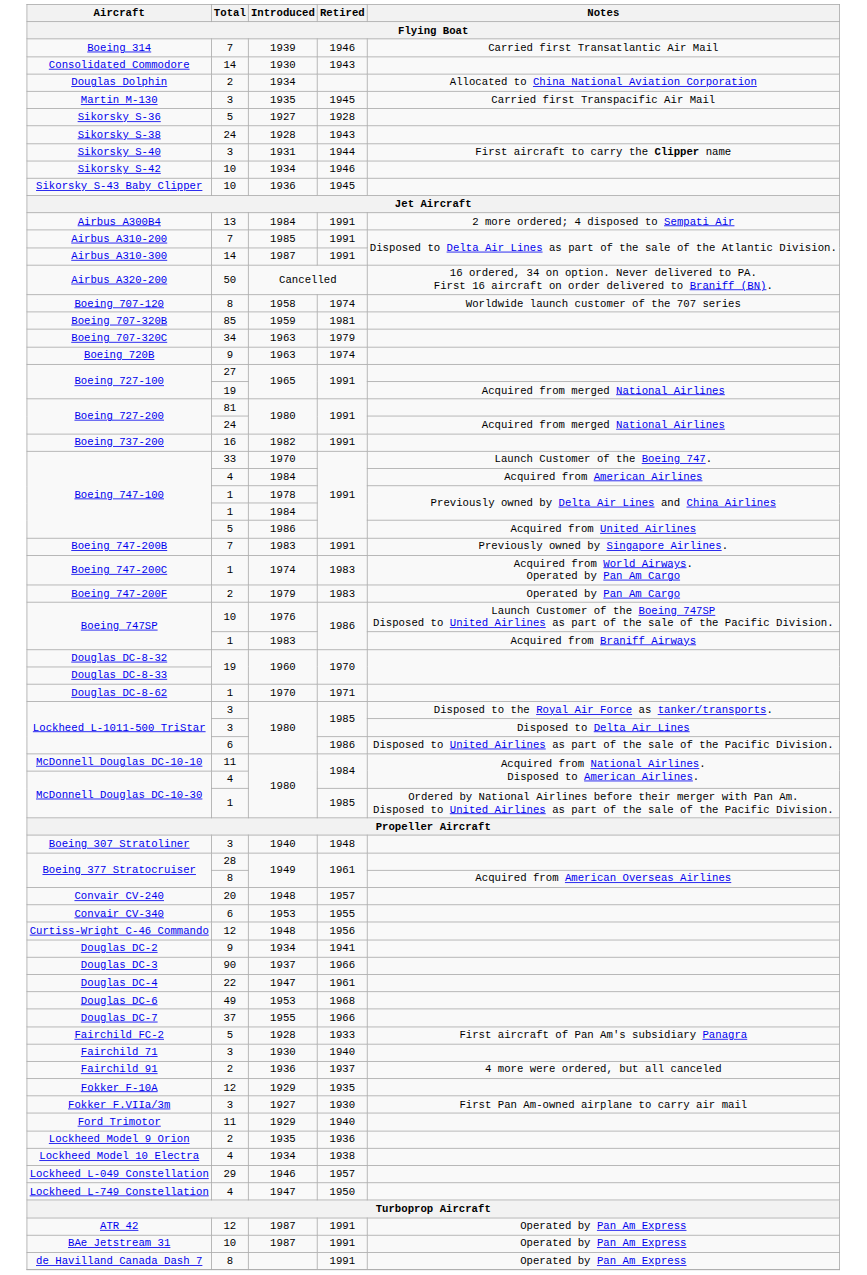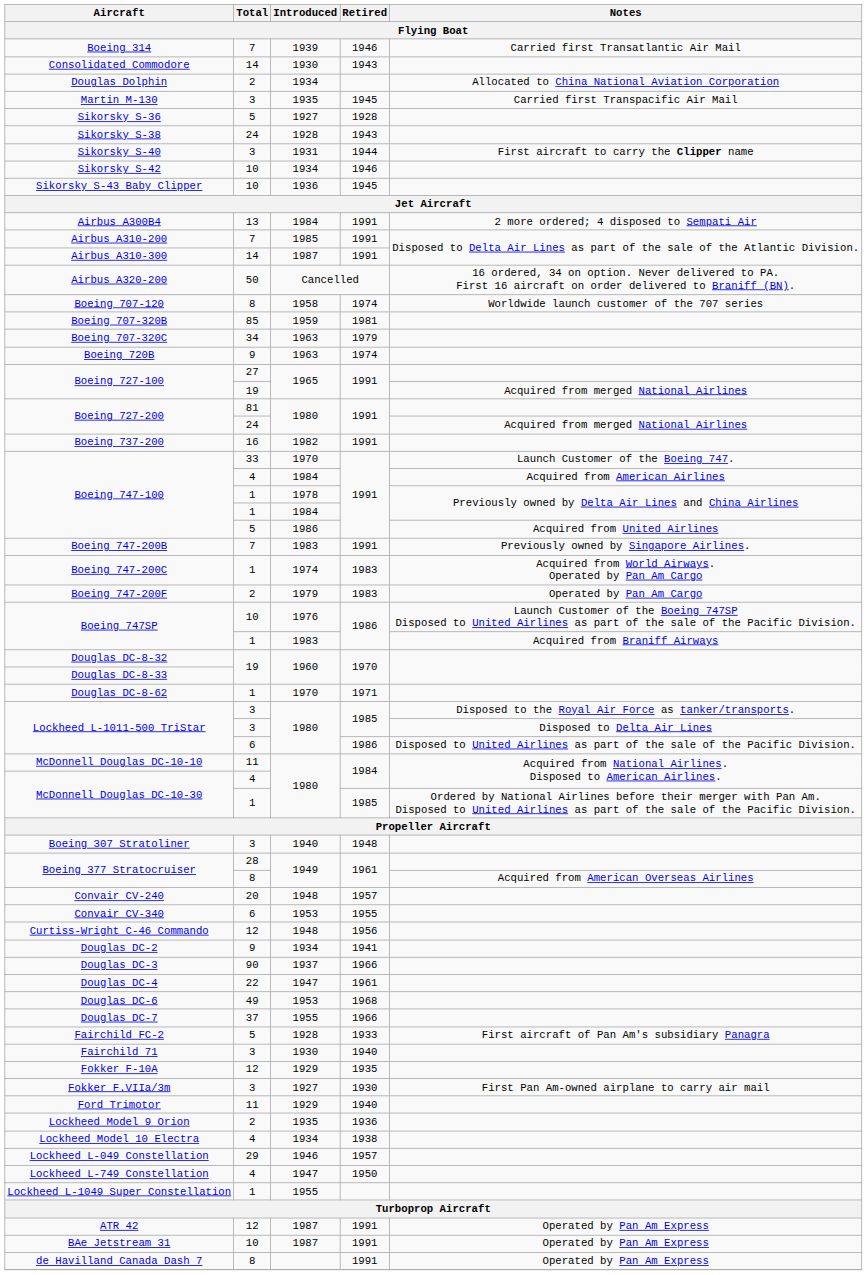- row: (119, 1070)
+ row: (119, 1192)
